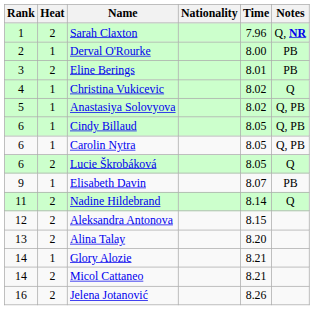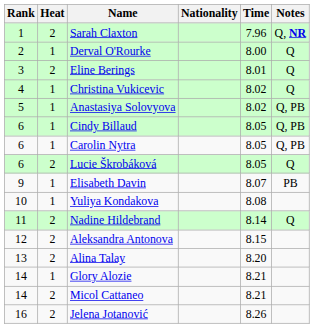(290, 51) PB -> (290, 51) Q
(290, 70) PB -> (290, 70) Q
+ row: (114, 201)
